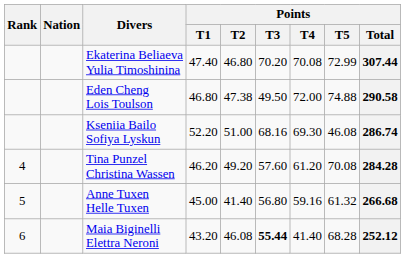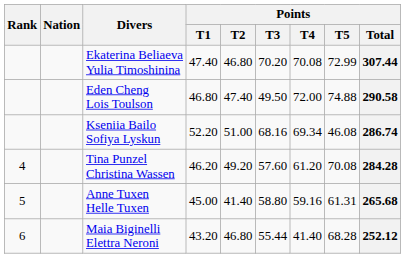(238, 97) 47.38 -> (238, 97) 47.40
(307, 131) 69.30 -> (307, 131) 69.34
(273, 201) 56.80 -> (273, 201) 58.80
(342, 201) 61.32 -> (342, 201) 61.31
(380, 201) 266.68 -> (380, 201) 265.68
(238, 235) 46.08 -> (238, 235) 46.80
(273, 235) bold -> (273, 235) normal
